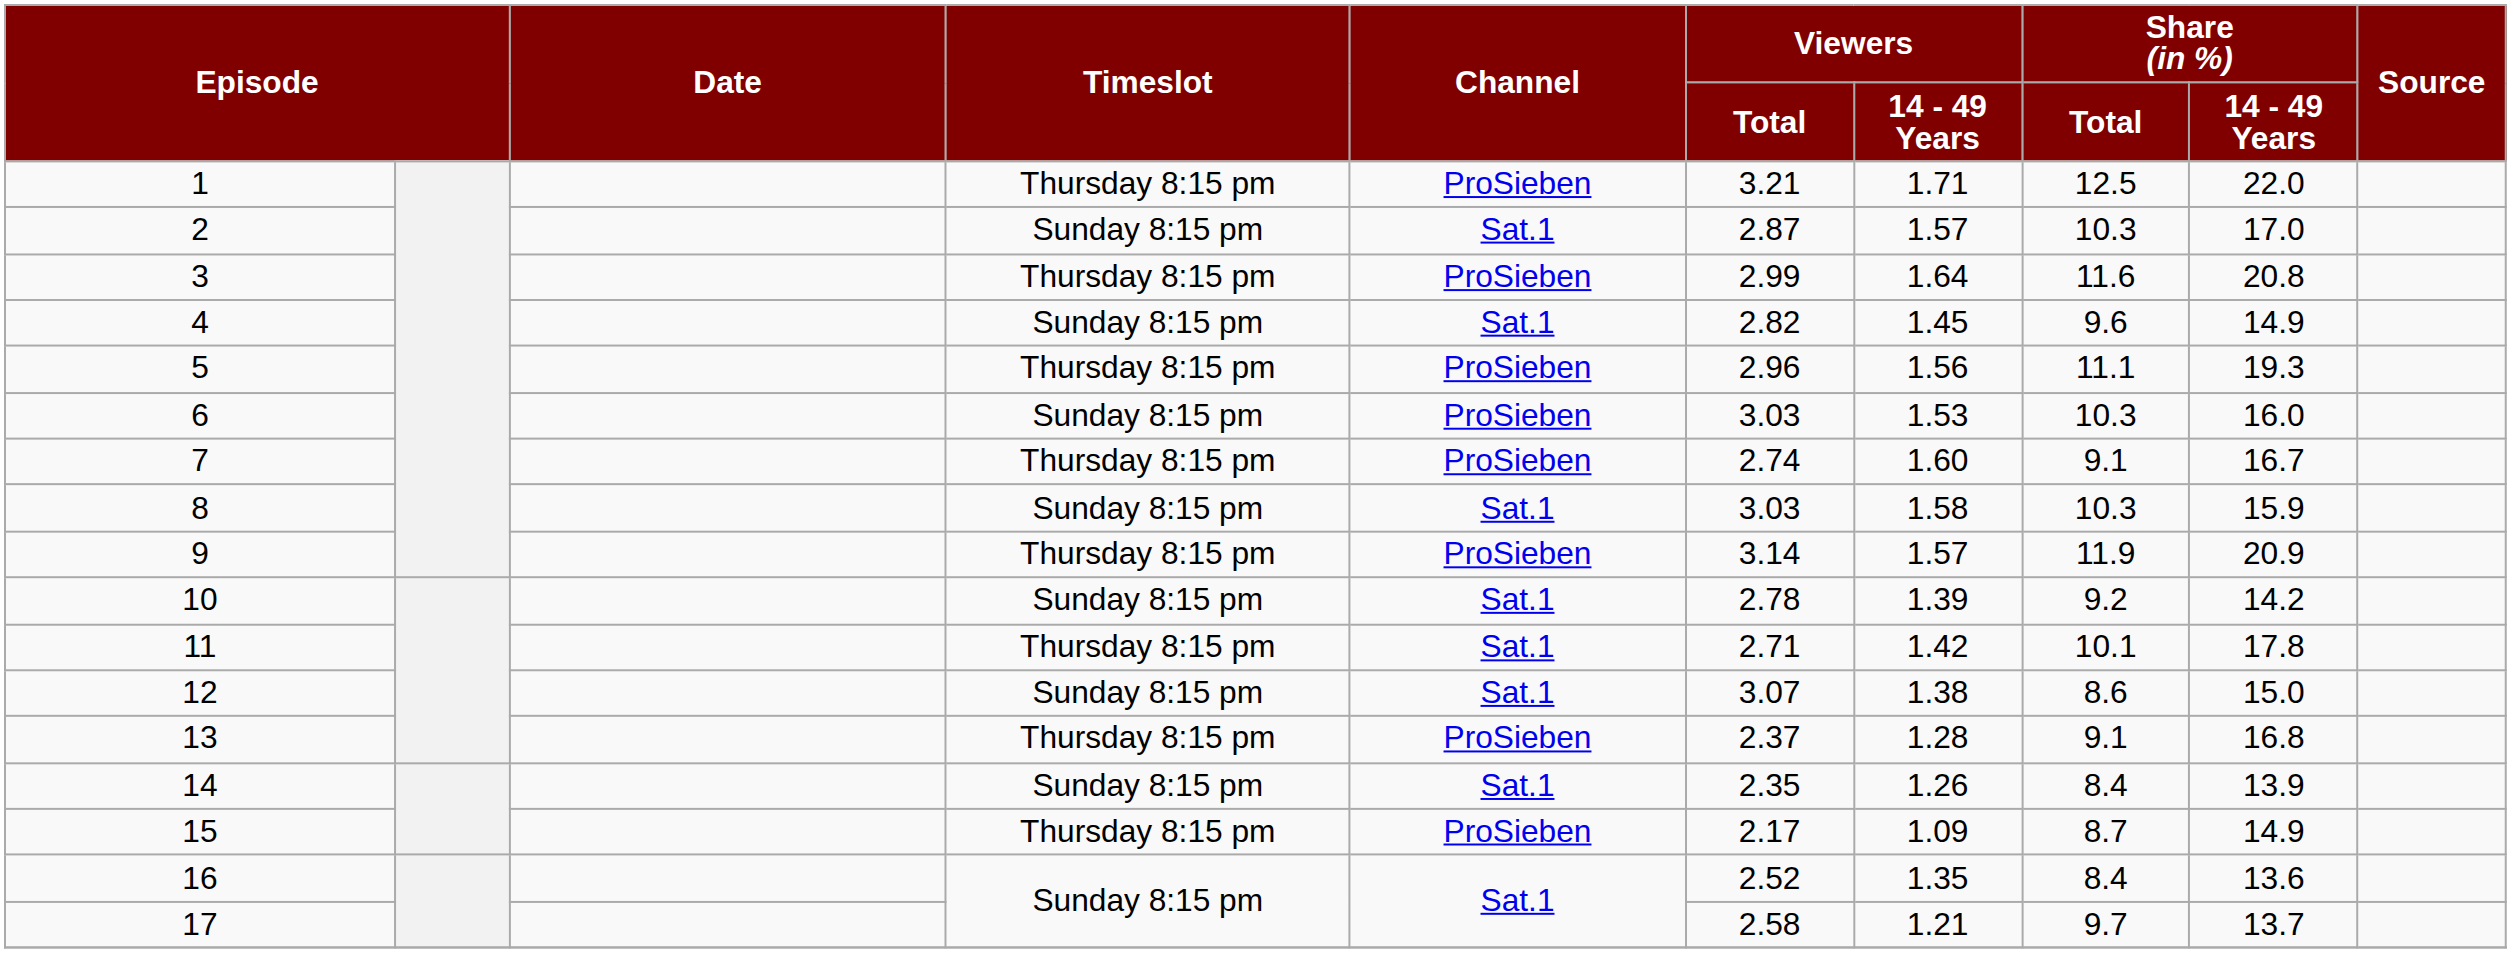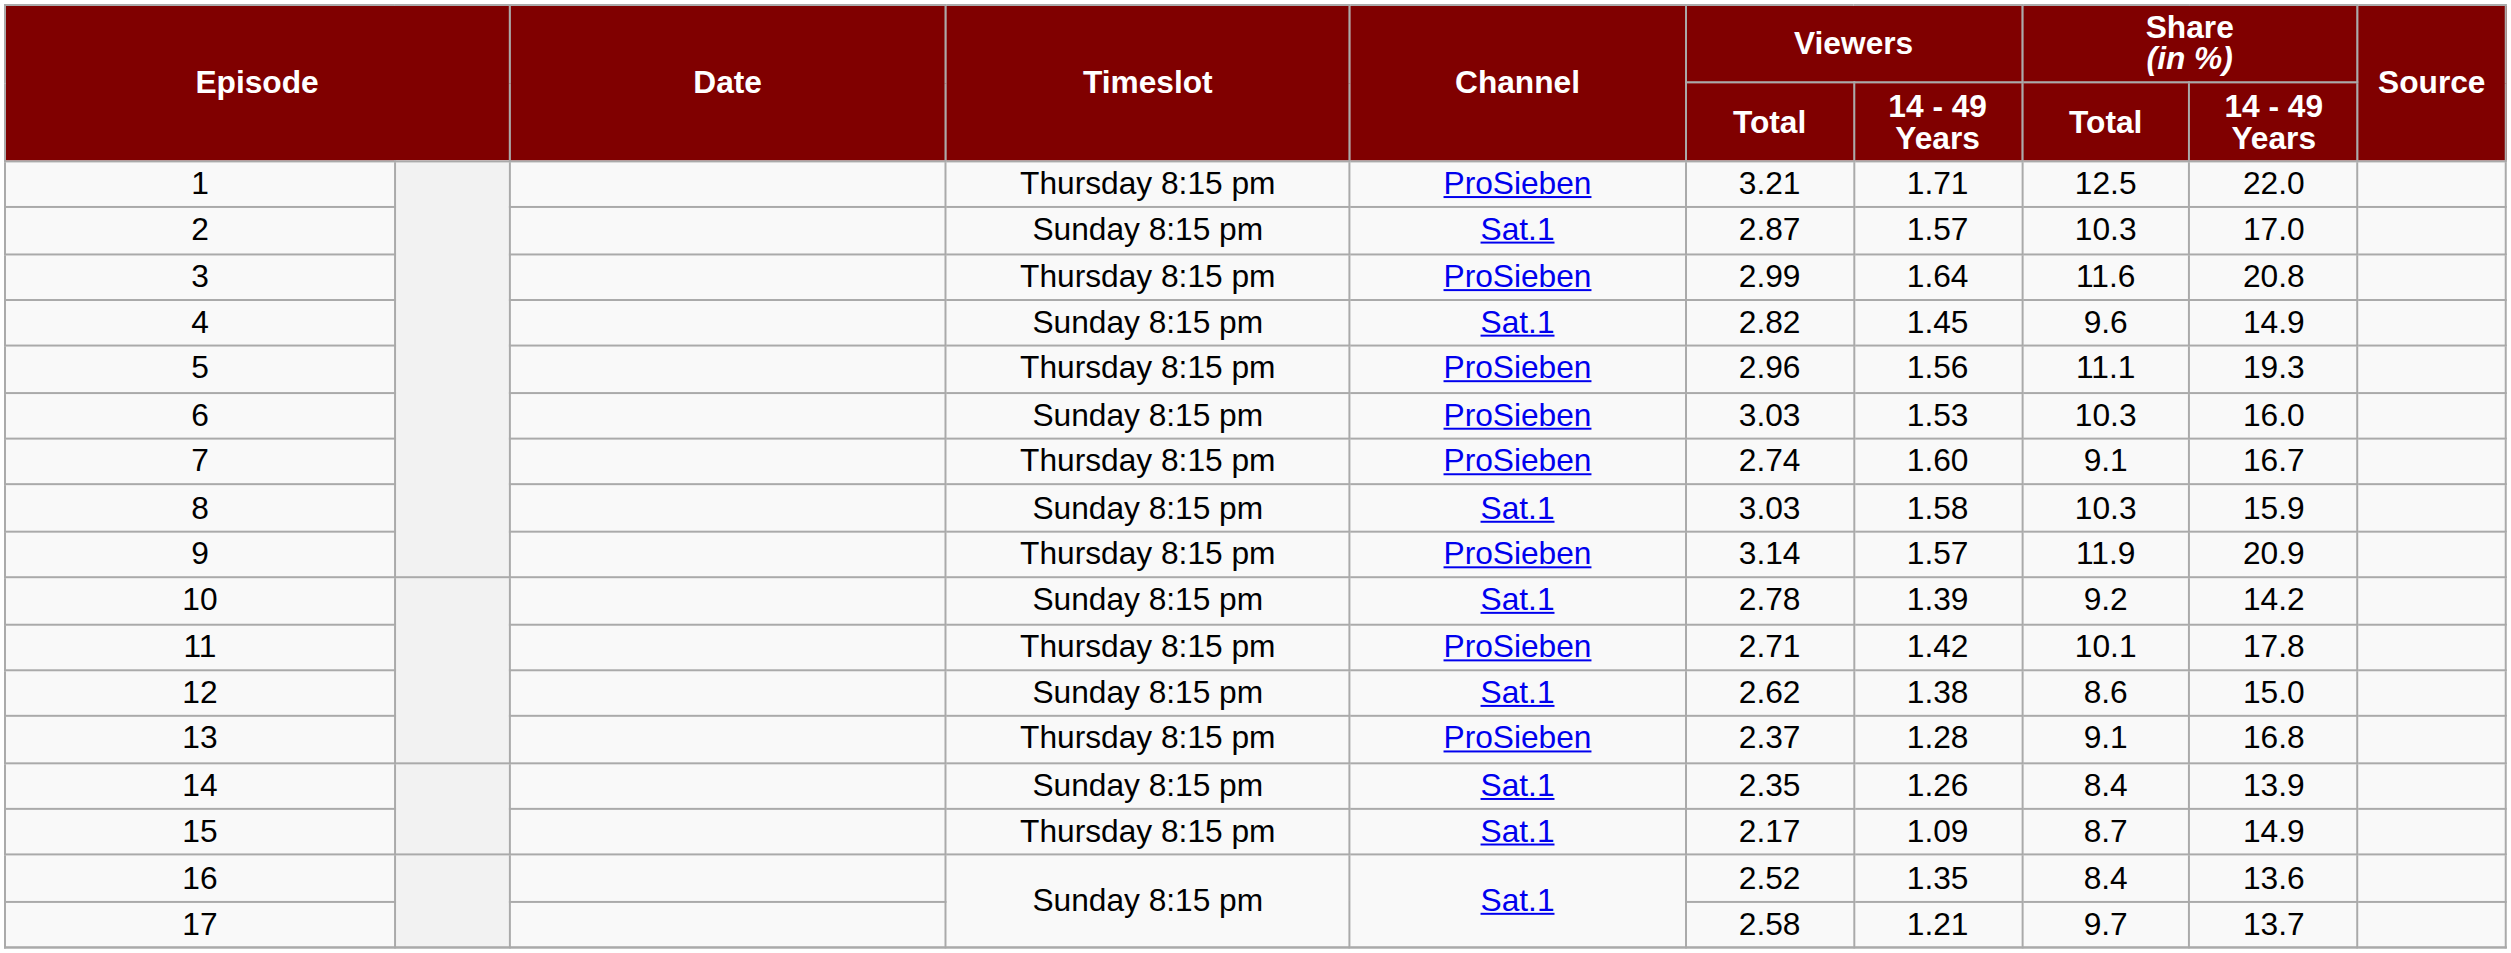(1518, 646) Sat.1 -> (1517, 646) ProSieben
(1770, 692) 3.07 -> (1770, 692) 2.62
(1517, 831) ProSieben -> (1518, 831) Sat.1
